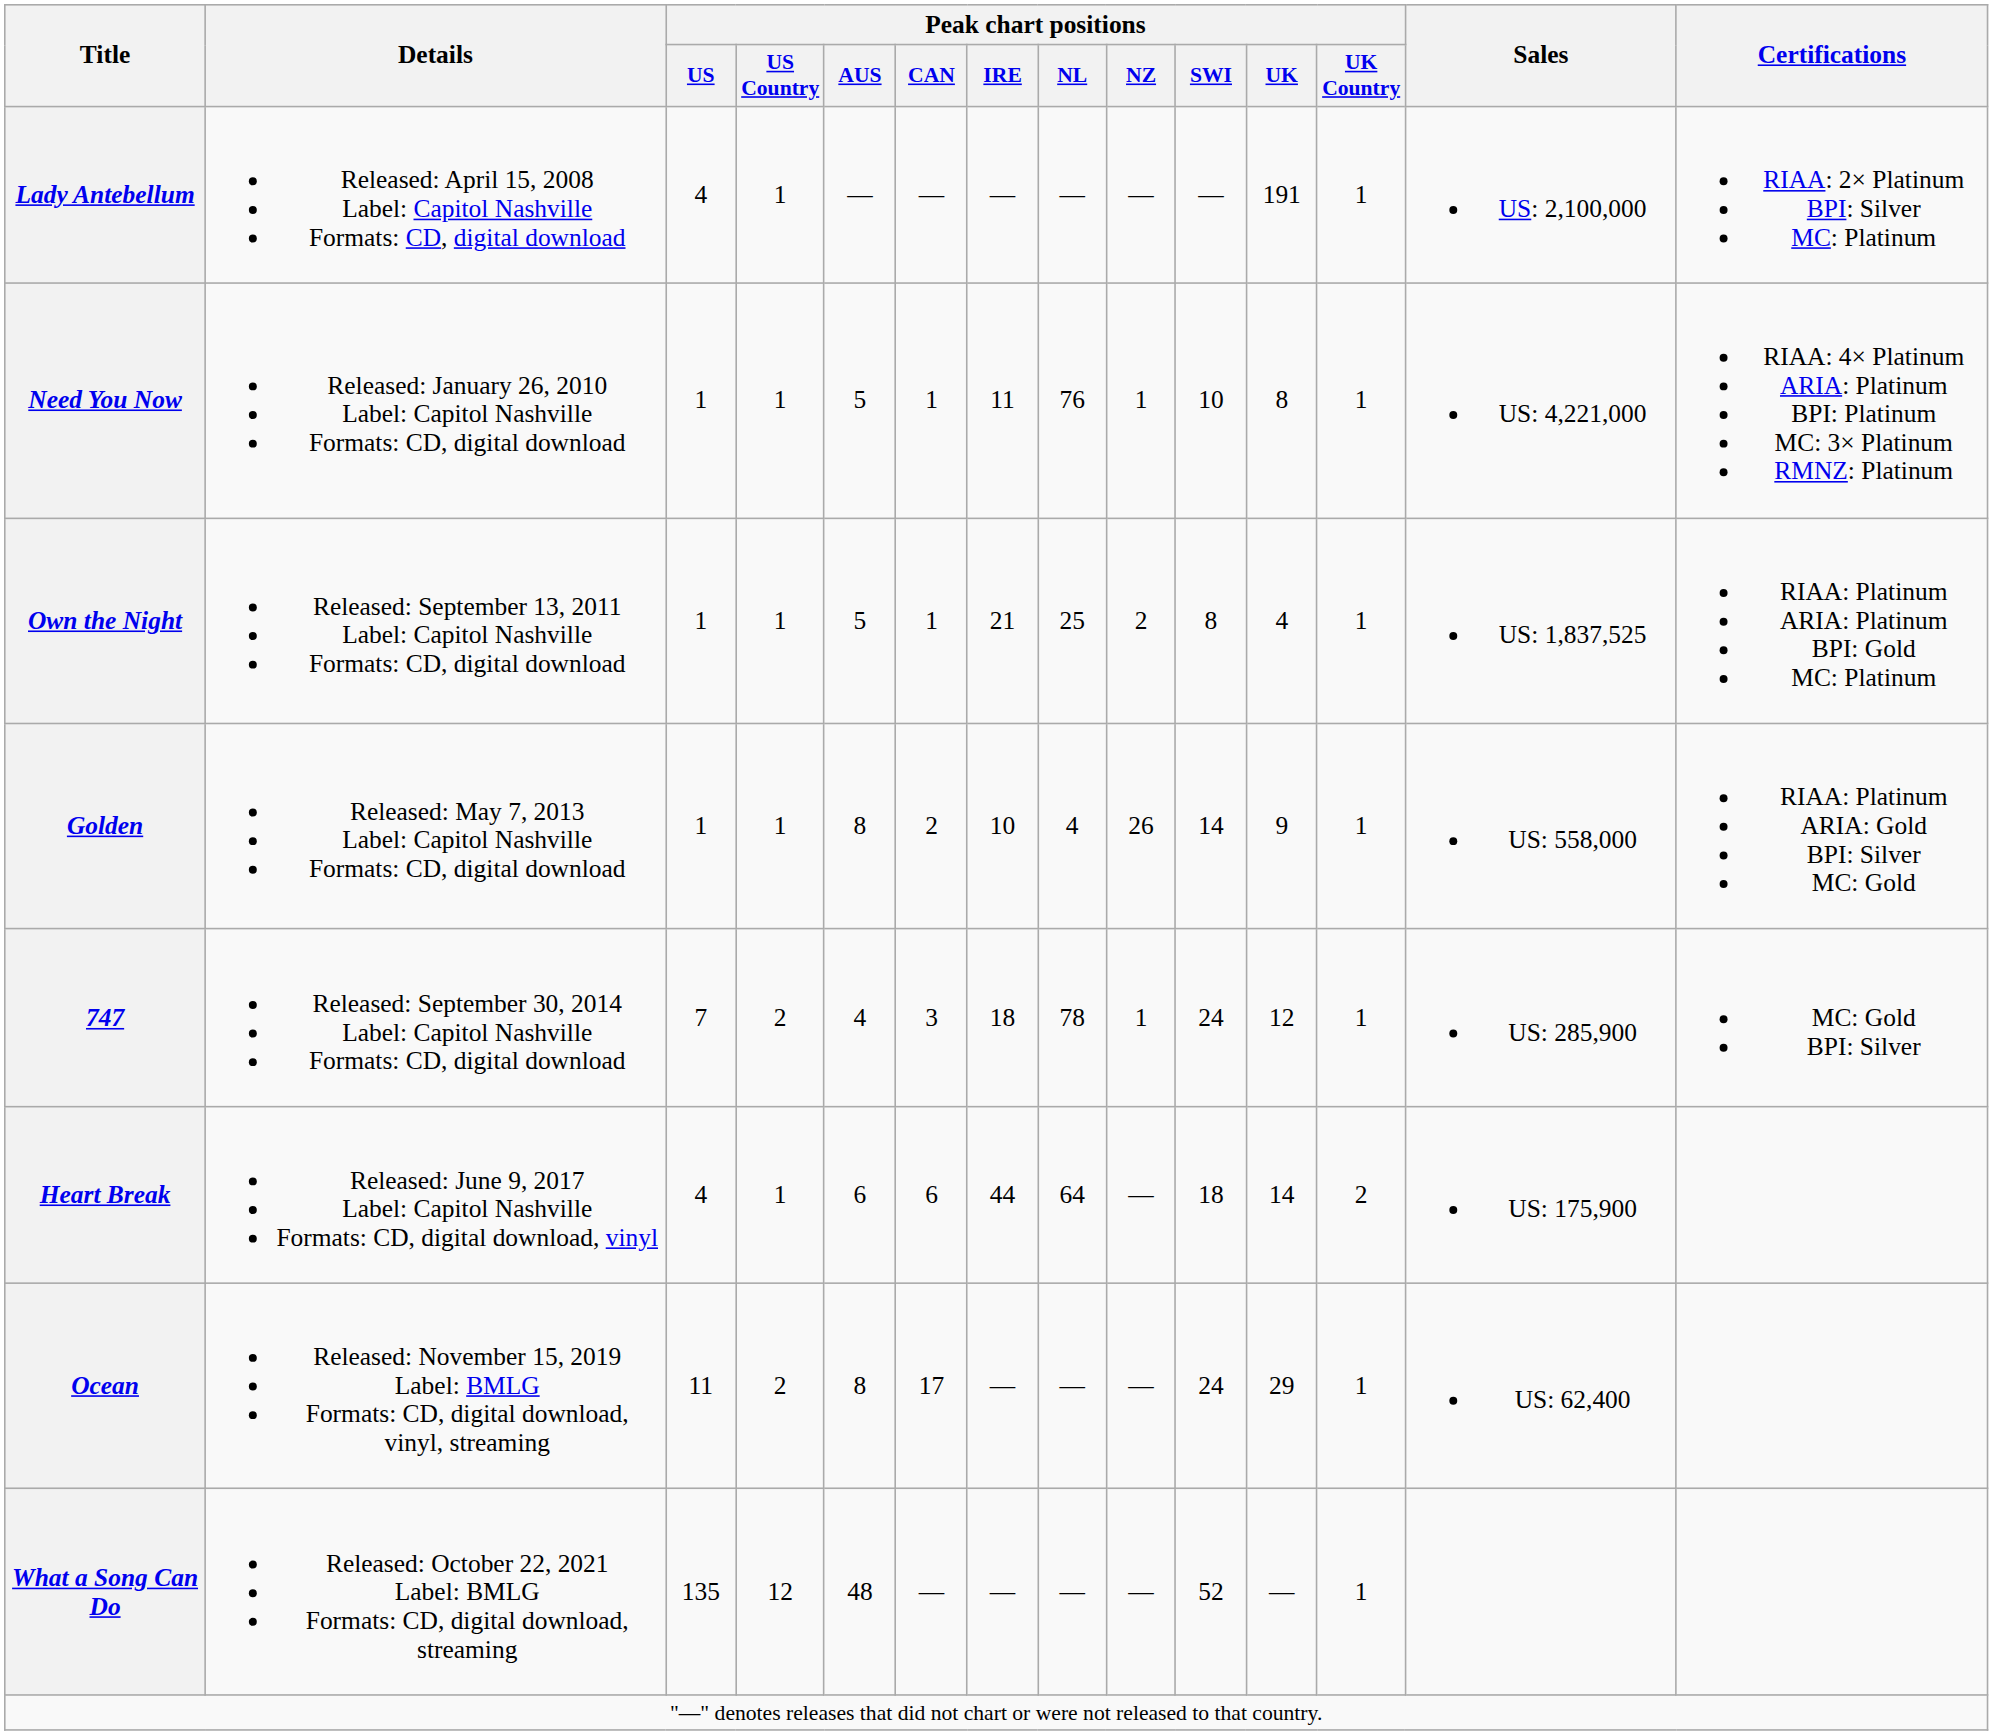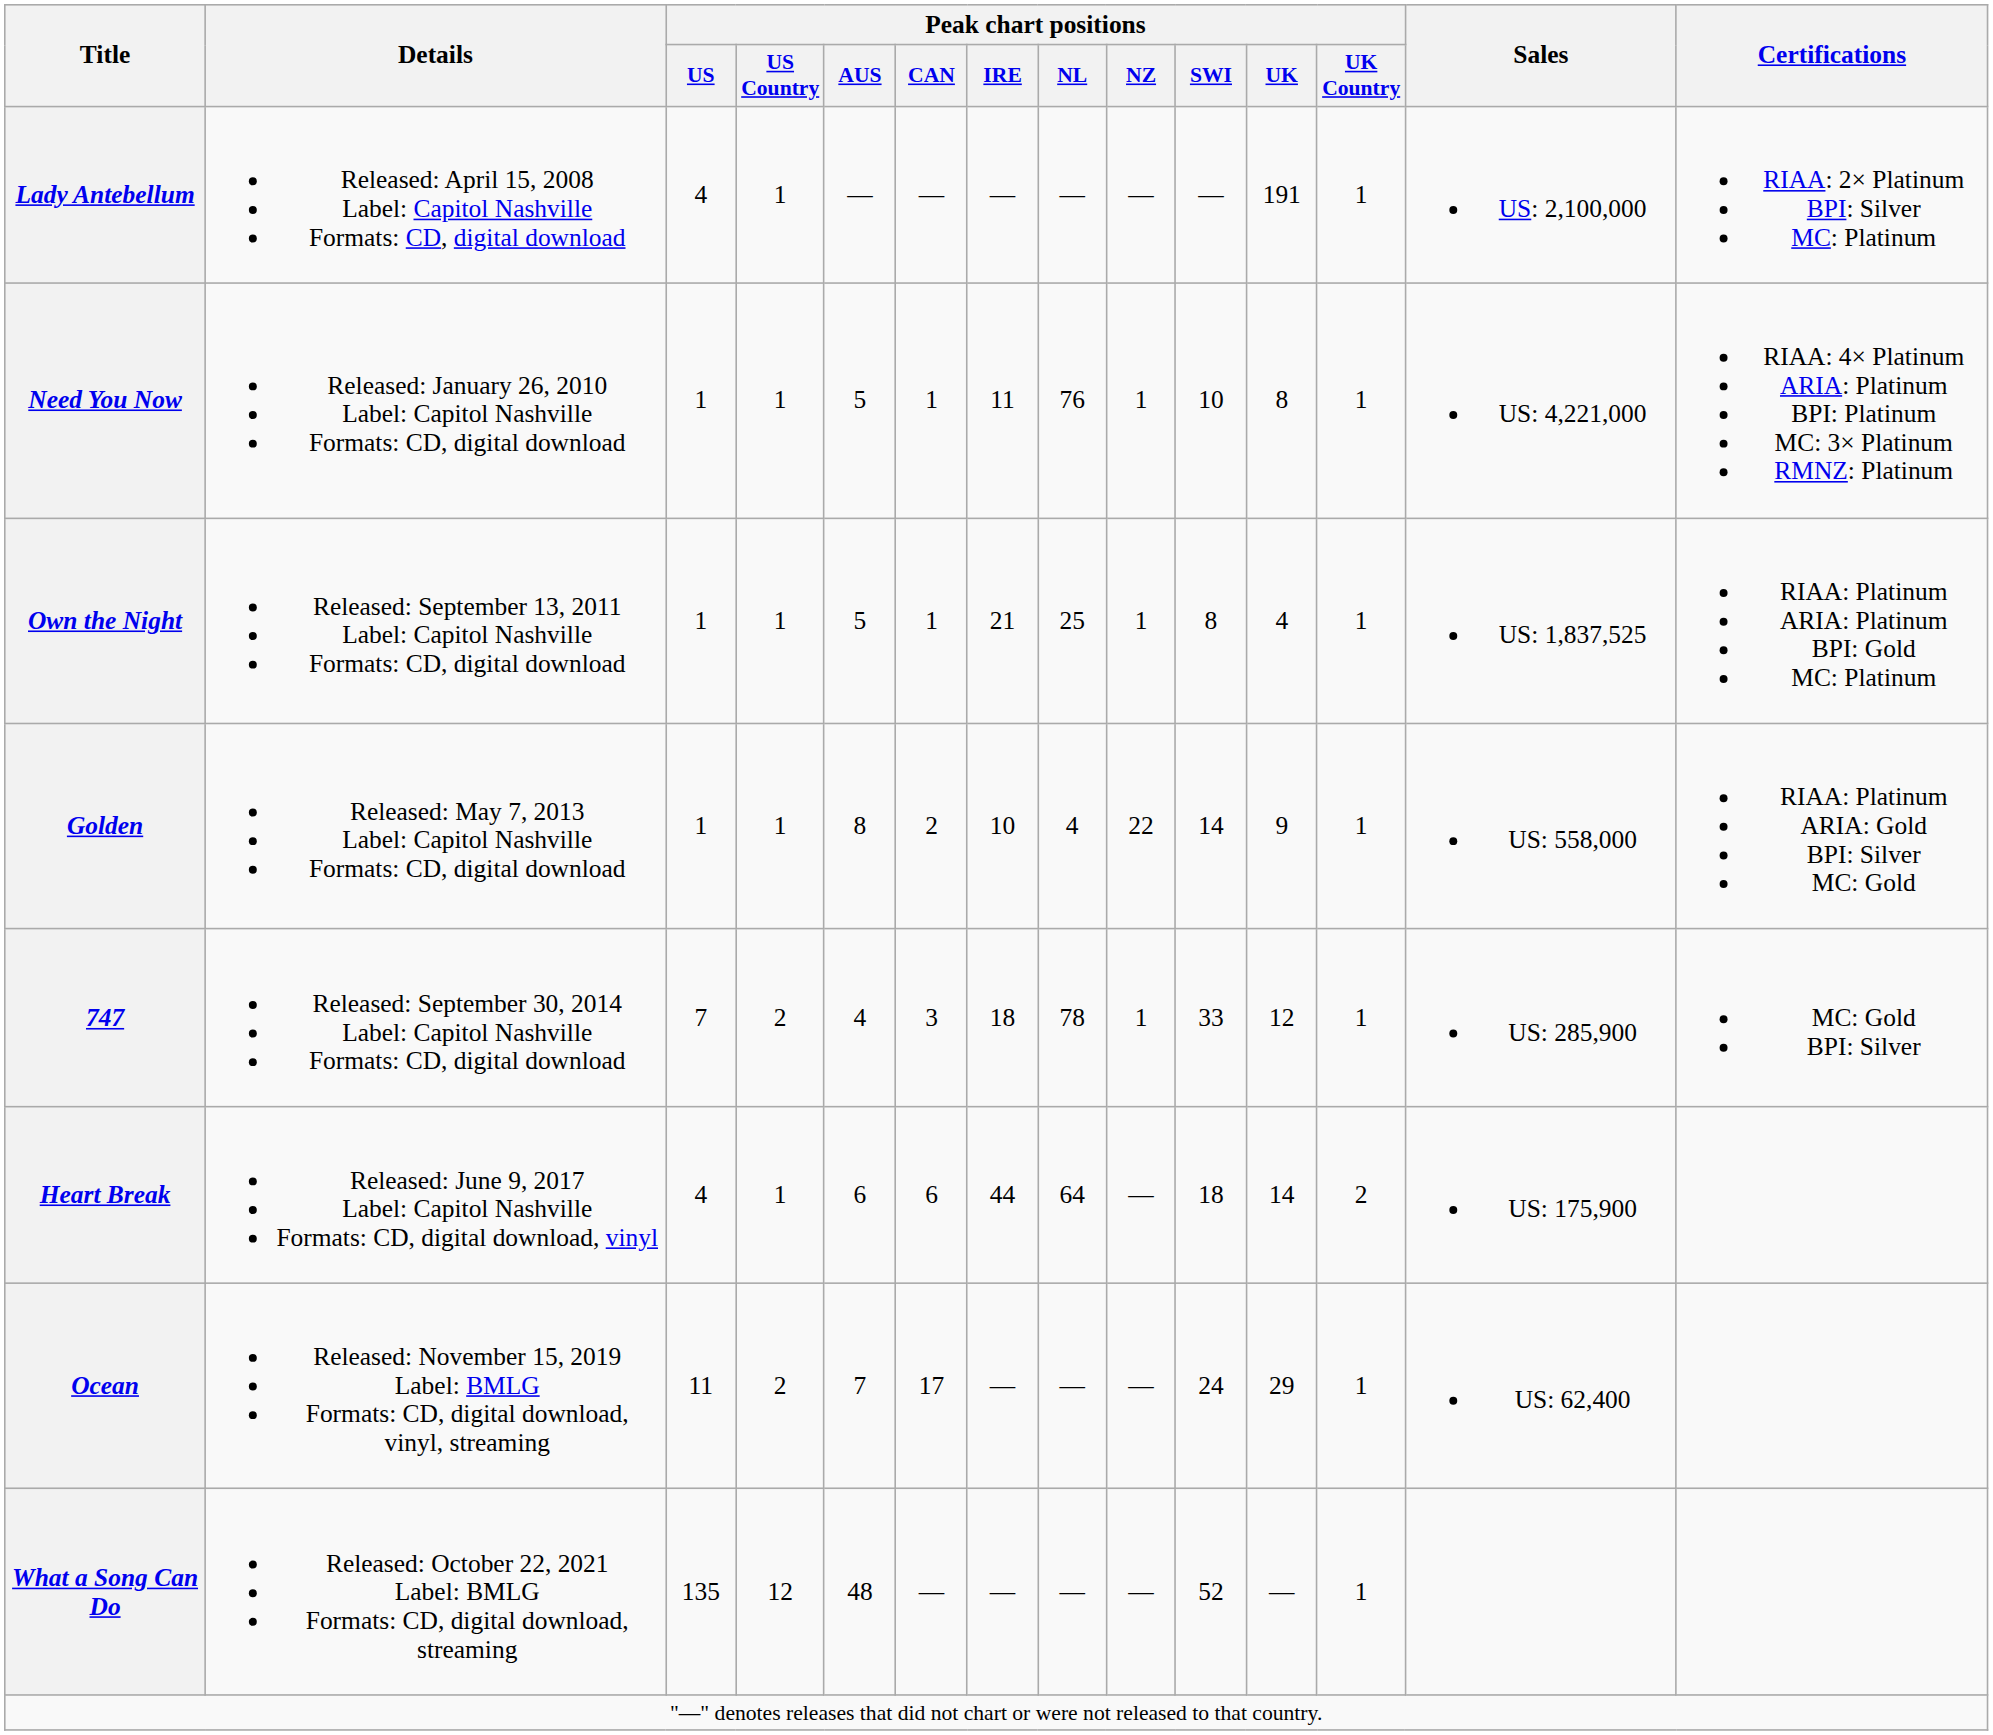(1141, 620) 2 -> (1141, 620) 1
(1141, 825) 26 -> (1141, 825) 22
(1211, 1017) 24 -> (1211, 1017) 33
(860, 1385) 8 -> (860, 1385) 7
